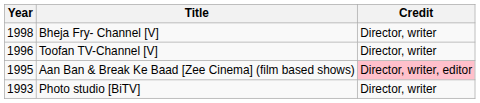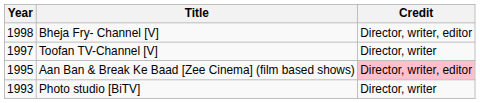(398, 32) Director, writer -> (416, 32) Director, writer, editor
(20, 51) 1996 -> (20, 51) 1997
